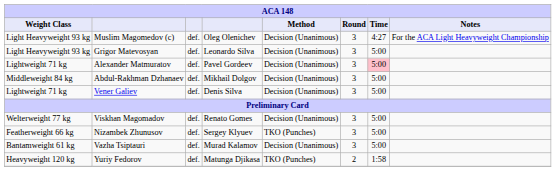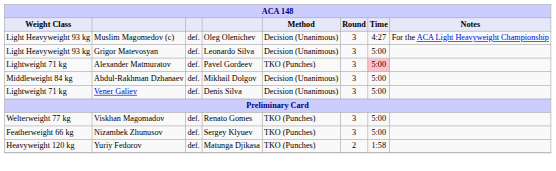(301, 65) Decision (Unanimous) -> (290, 65) TKO (Punches)
(301, 119) Decision (Unanimous) -> (290, 119) TKO (Punches)
- row: (120, 146)
